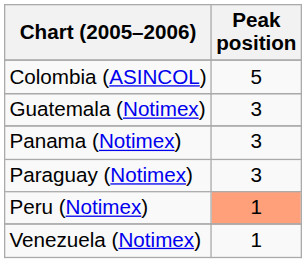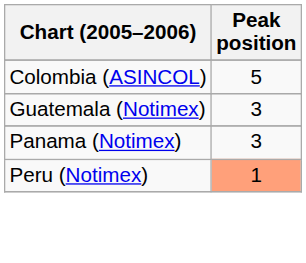- row: (101, 175)
- row: (105, 240)
